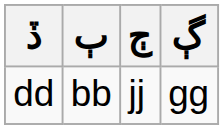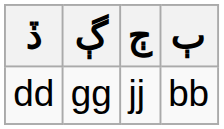columns swapped: (189, 36) <-> (91, 36)
